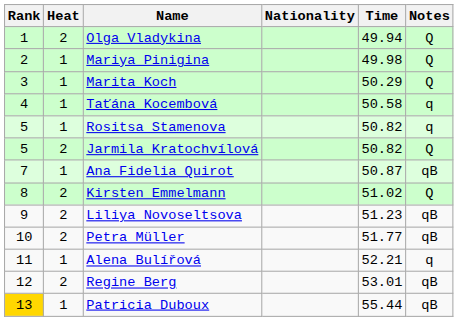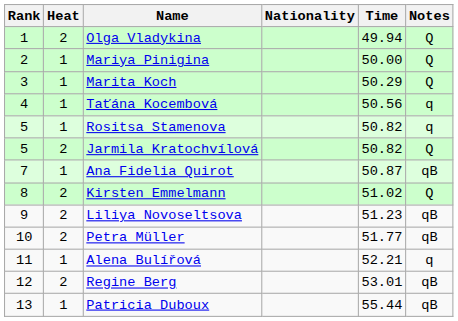(382, 60) 49.98 -> (382, 60) 50.00
(382, 105) 50.58 -> (382, 105) 50.56
(24, 305) gold background -> (24, 305) no background
